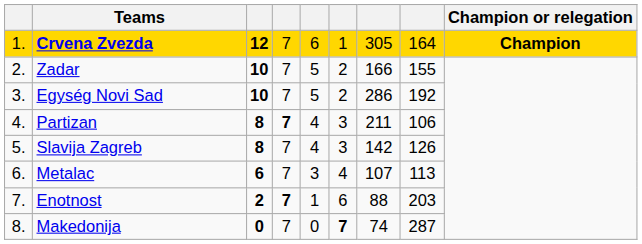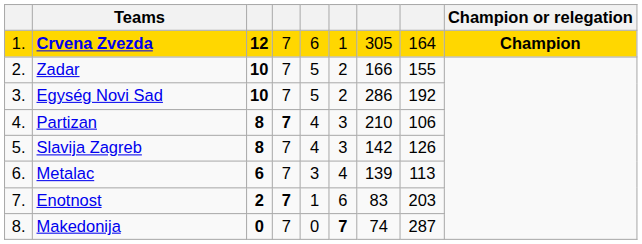(379, 122) 211 -> (379, 122) 210
(379, 174) 107 -> (379, 174) 139
(379, 200) 88 -> (379, 200) 83
